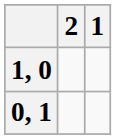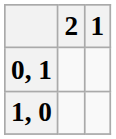rows swapped: (32, 69) <-> (32, 112)
